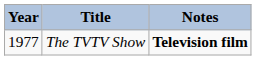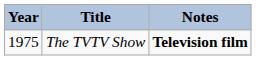(23, 42) 1977 -> (23, 42) 1975
